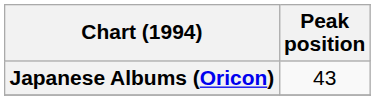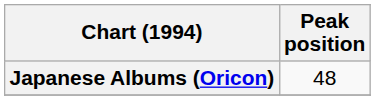(325, 77) 43 -> (325, 77) 48
